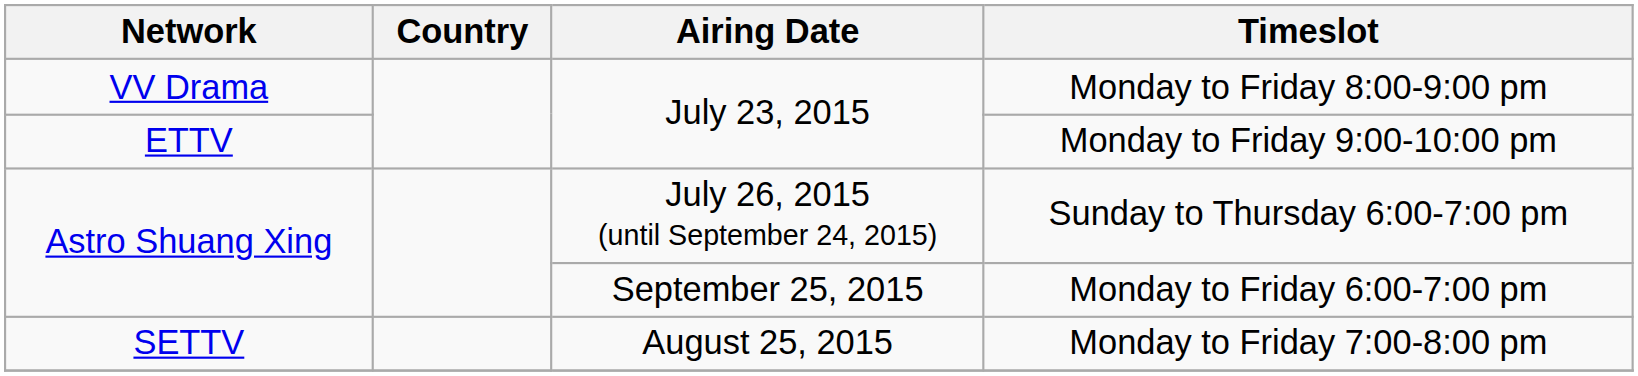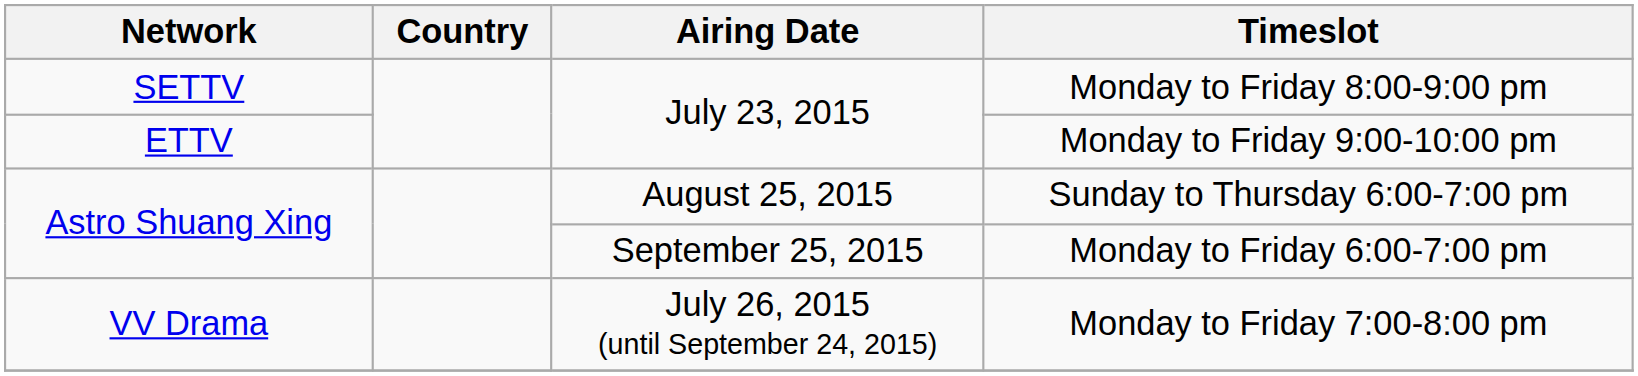(189, 86) VV Drama -> (189, 86) SETTV
(768, 214) July 26, 2015 (until September 24, 2015) -> (768, 195) August 25, 2015
(189, 343) SETTV -> (189, 323) VV Drama
(768, 343) August 25, 2015 -> (768, 323) July 26, 2015 (until September 24, 2015)
